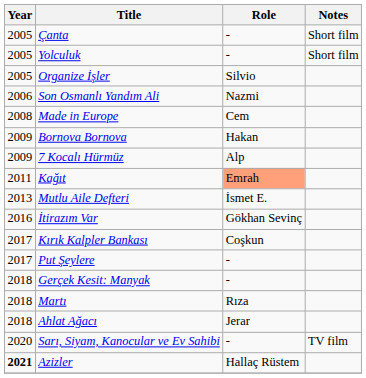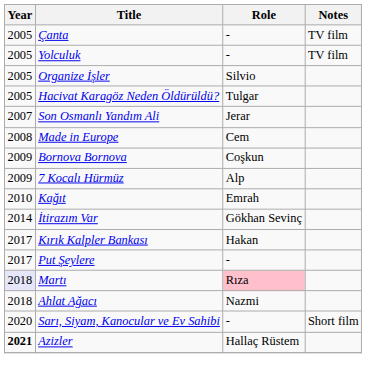(333, 34) Short film -> (328, 34) TV film
(333, 55) Short film -> (328, 55) TV film
+ row: (129, 96)
(20, 96) 2006 -> (20, 116) 2007
(242, 96) Nazmi -> (238, 116) Jerar
(242, 137) Hakan -> (245, 157) Coşkun
(20, 178) 2011 -> (20, 198) 2010
(242, 178) lightsalmon background -> (242, 198) no background
- row: (84, 198)
(20, 219) 2016 -> (20, 219) 2014
(245, 239) Coşkun -> (242, 239) Hakan
- row: (94, 280)
(20, 300) no background -> (20, 280) lavender background
(237, 300) no background -> (237, 280) pink background
(238, 321) Jerar -> (242, 300) Nazmi
(328, 341) TV film -> (333, 321) Short film
